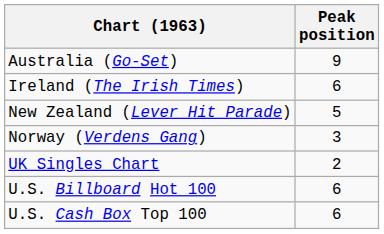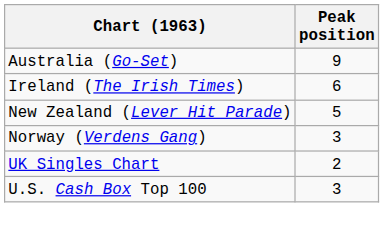- row: (112, 189)
(337, 215) 6 -> (337, 189) 3
